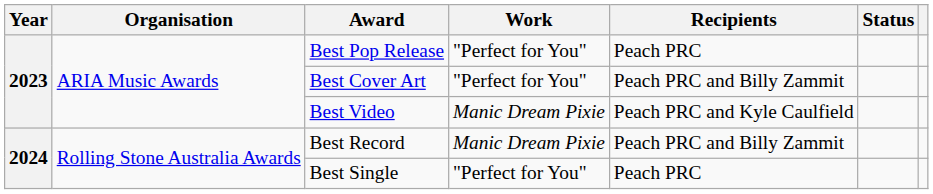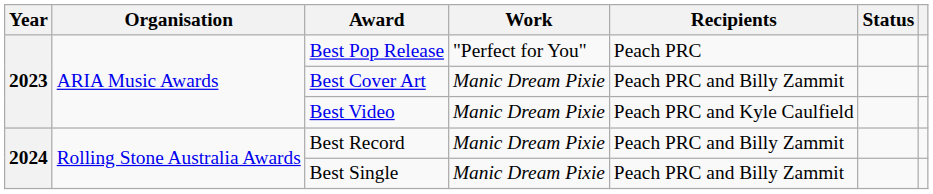(520, 81) "Perfect for You" -> (529, 81) Manic Dream Pixie
(520, 173) "Perfect for You" -> (529, 173) Manic Dream Pixie
(658, 173) Peach PRC -> (729, 173) Peach PRC and Billy Zammit
